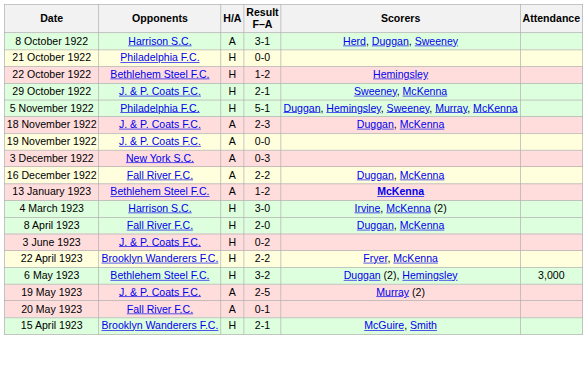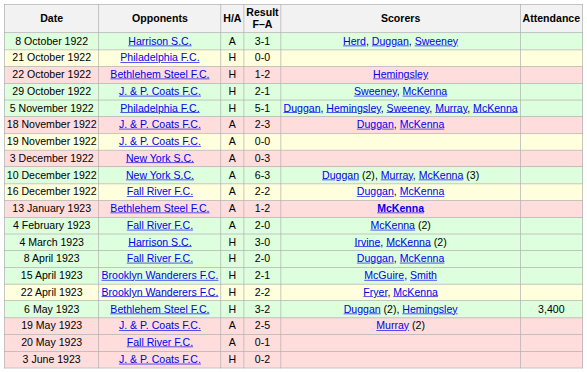+ row: (52, 175)
+ row: (52, 225)
rows swapped: (52, 326) <-> (52, 242)
(551, 275) 3,000 -> (551, 309) 3,400
